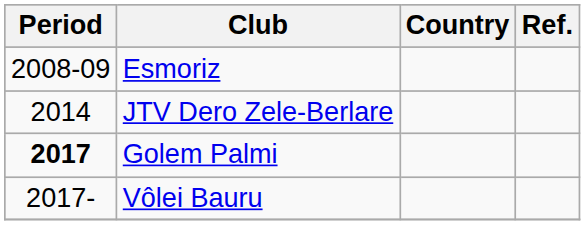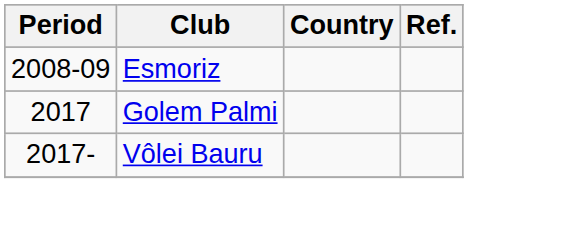- row: (258, 111)
(61, 154) bold -> (61, 111) normal
